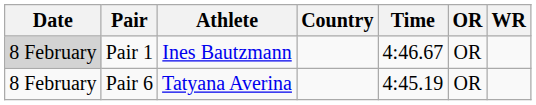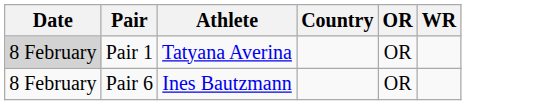- column: (413, 20)
(227, 52) Ines Bautzmann -> (227, 52) Tatyana Averina
(227, 83) Tatyana Averina -> (227, 83) Ines Bautzmann
